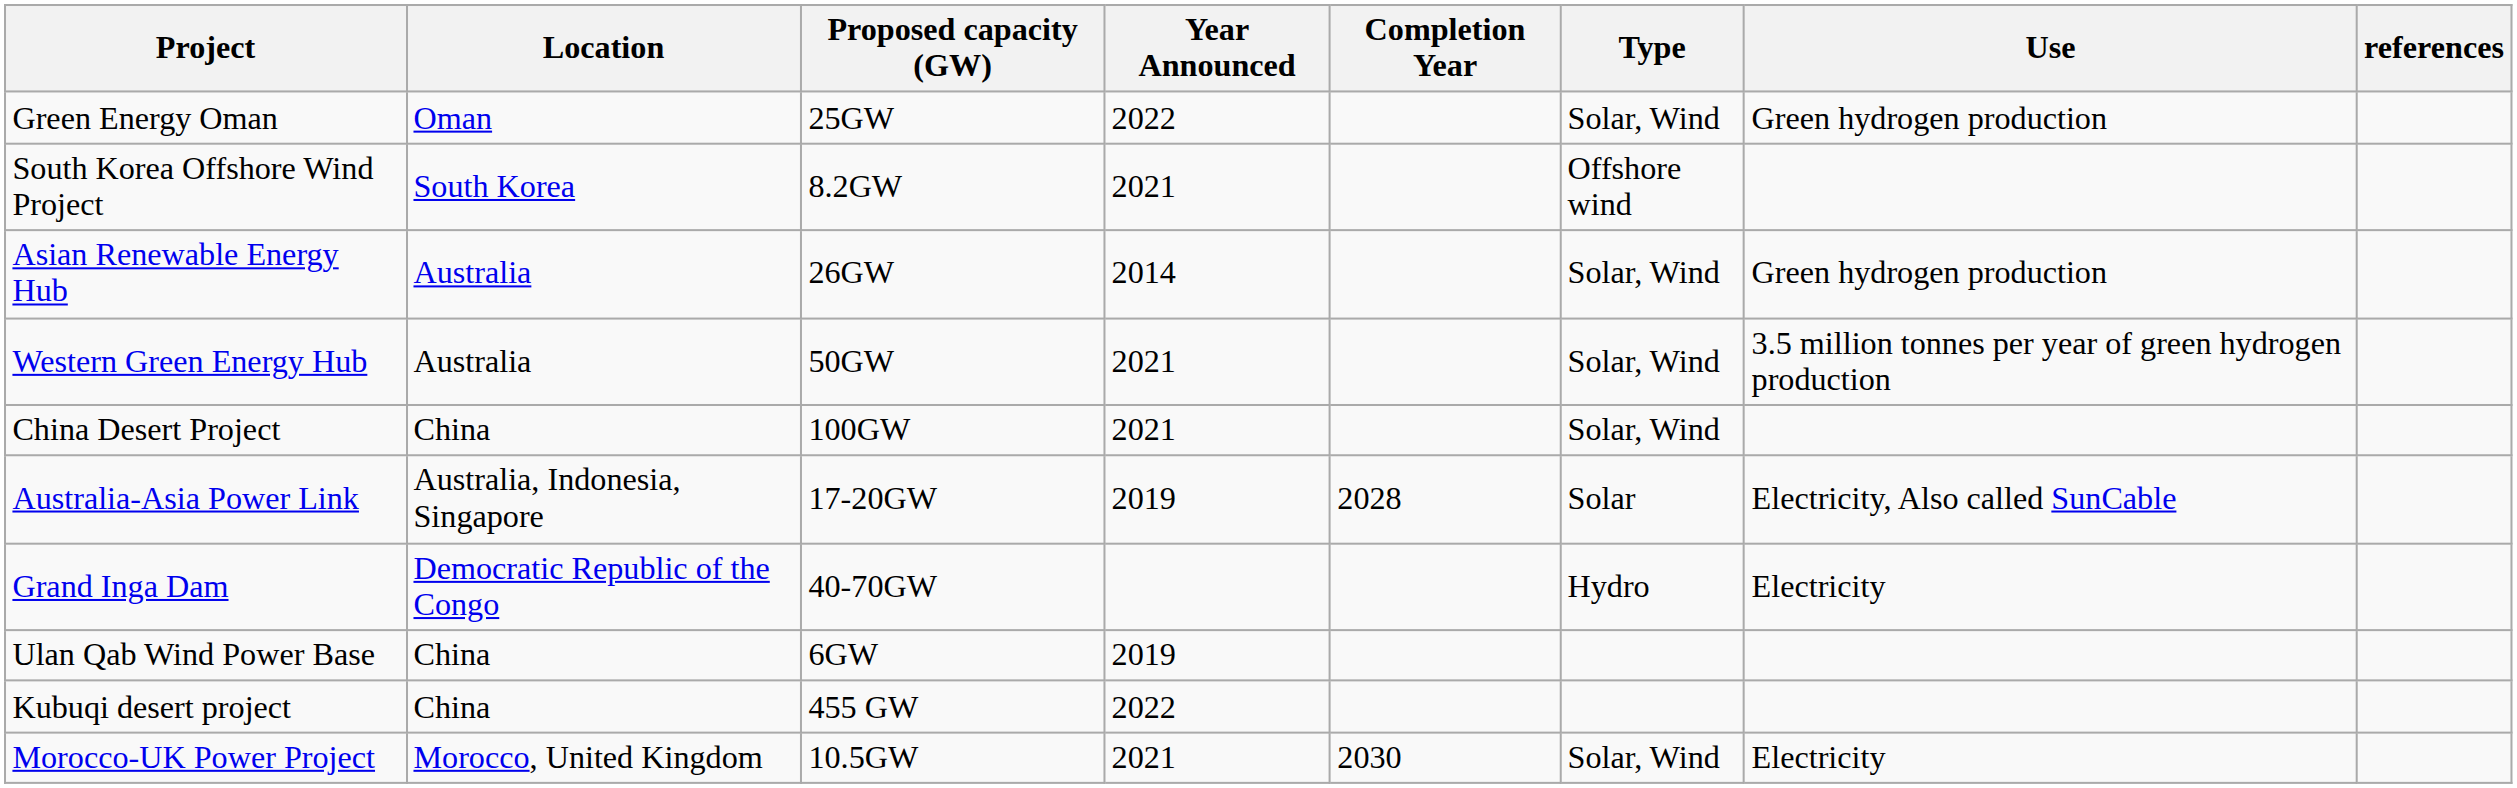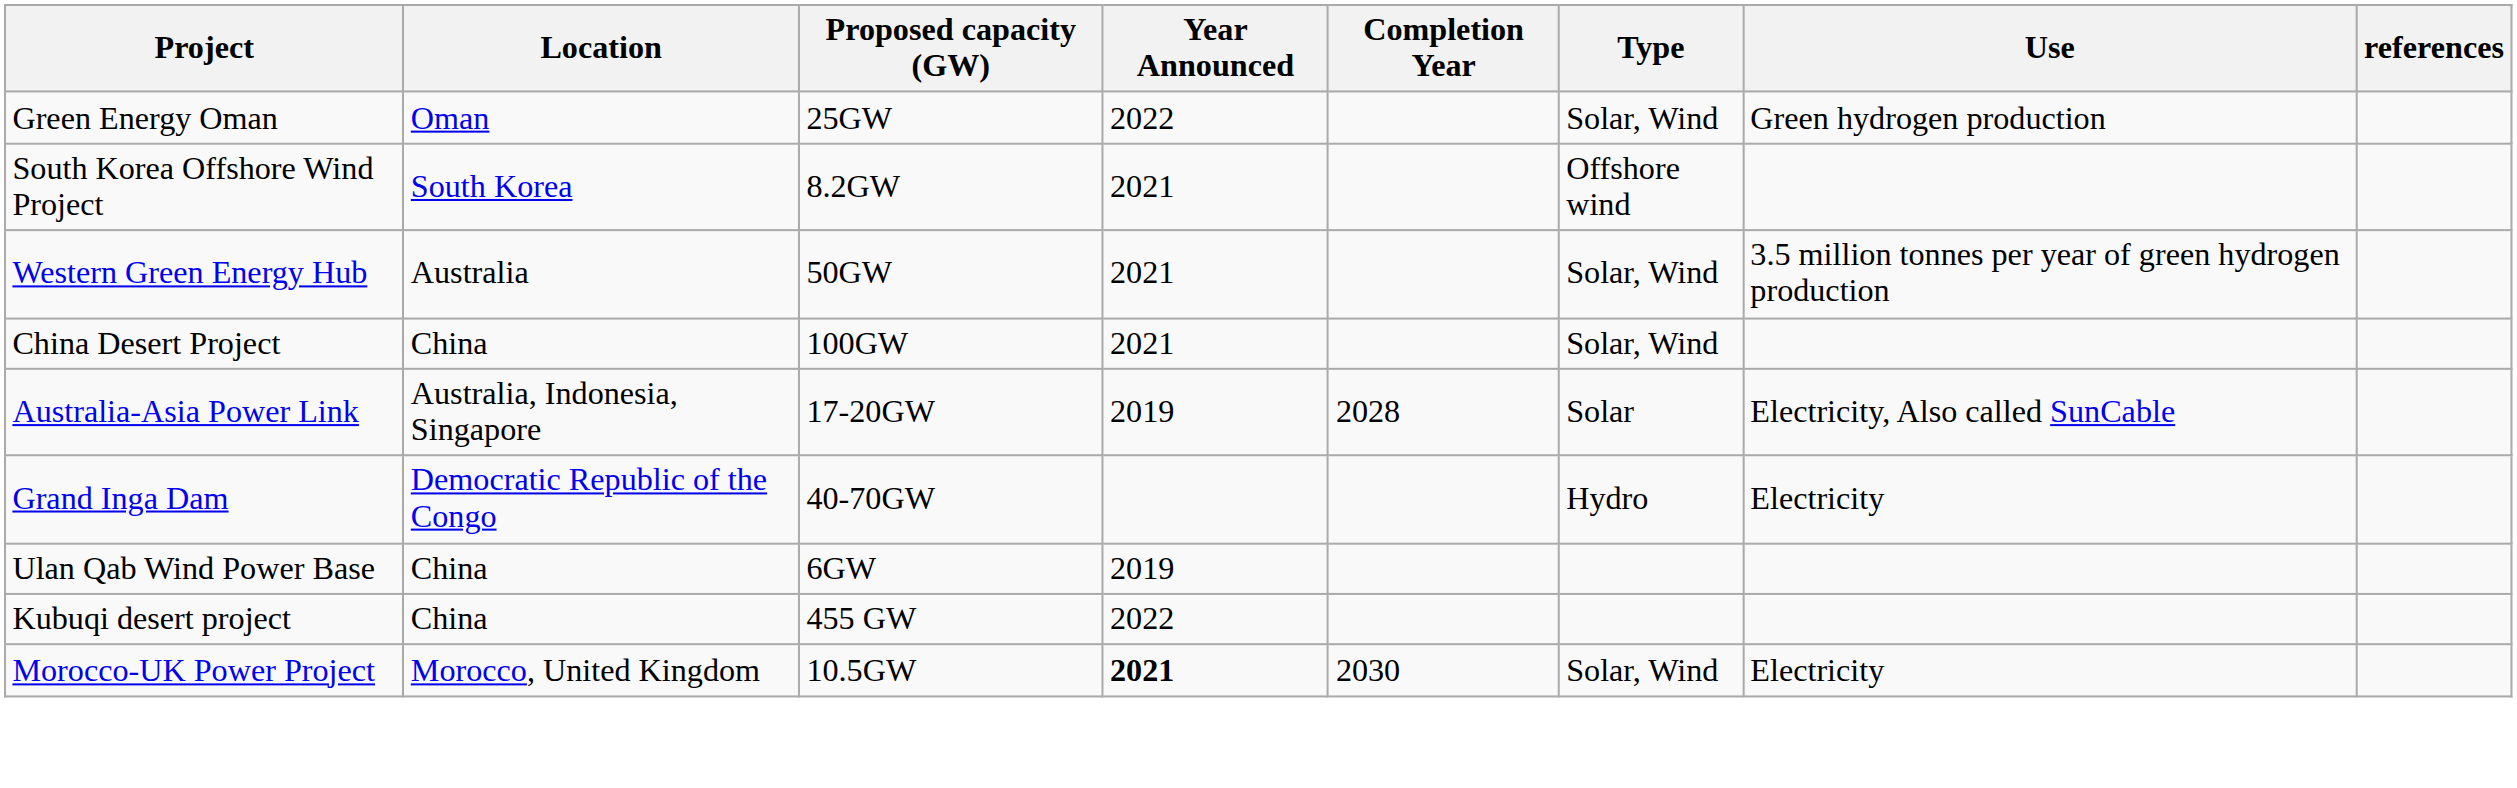- row: (176, 273)
(1144, 757) normal -> (1142, 669) bold
